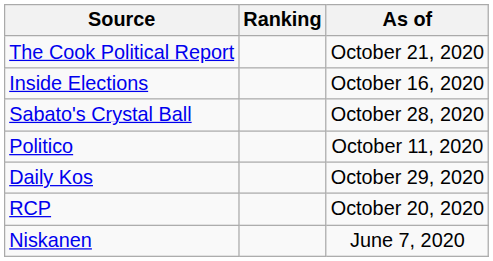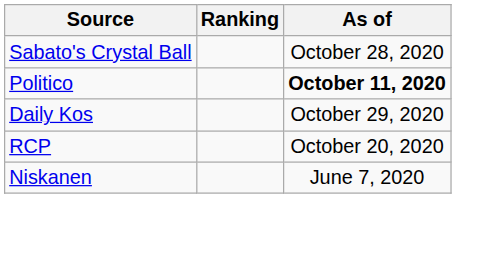- row: (122, 51)
- row: (79, 83)
(407, 146) normal -> (367, 83) bold
